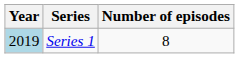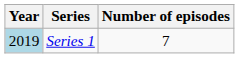(166, 40) 8 -> (166, 40) 7
